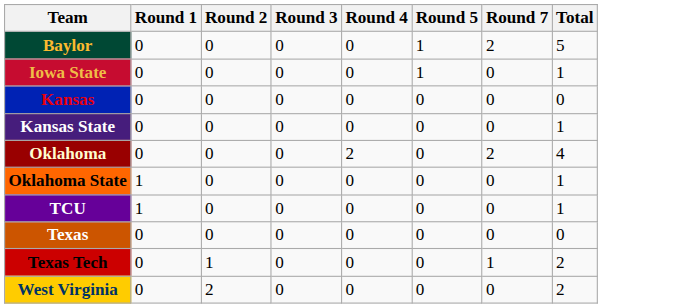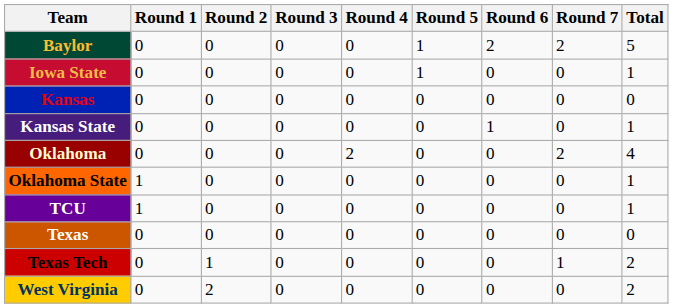+ column: (517, 18)
